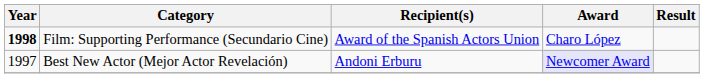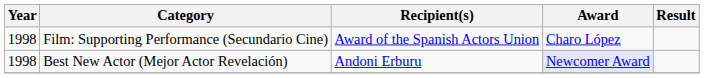(22, 38) bold -> (22, 38) normal
(22, 61) 1997 -> (22, 61) 1998
